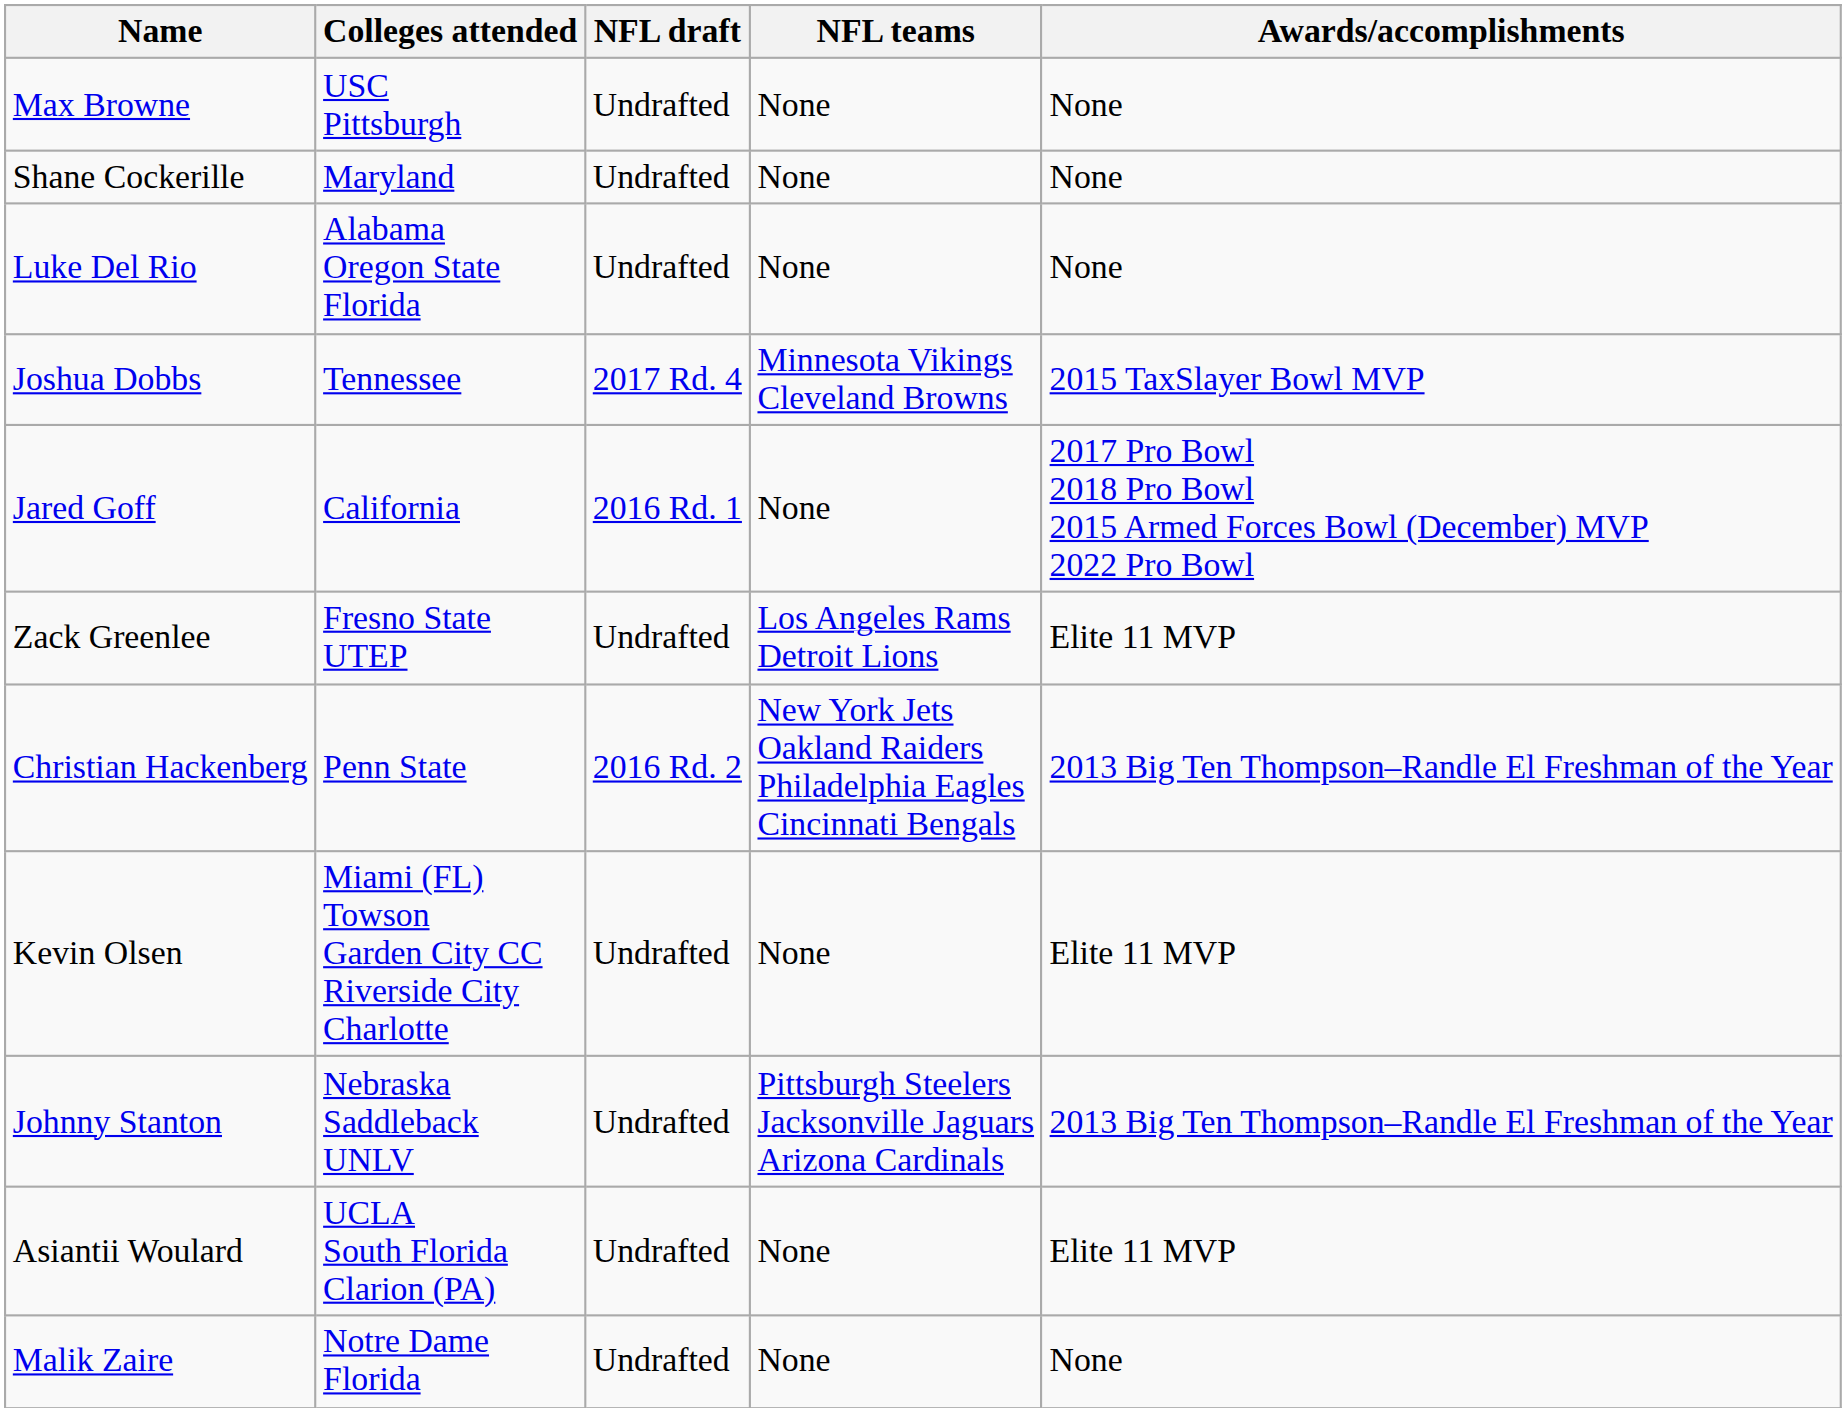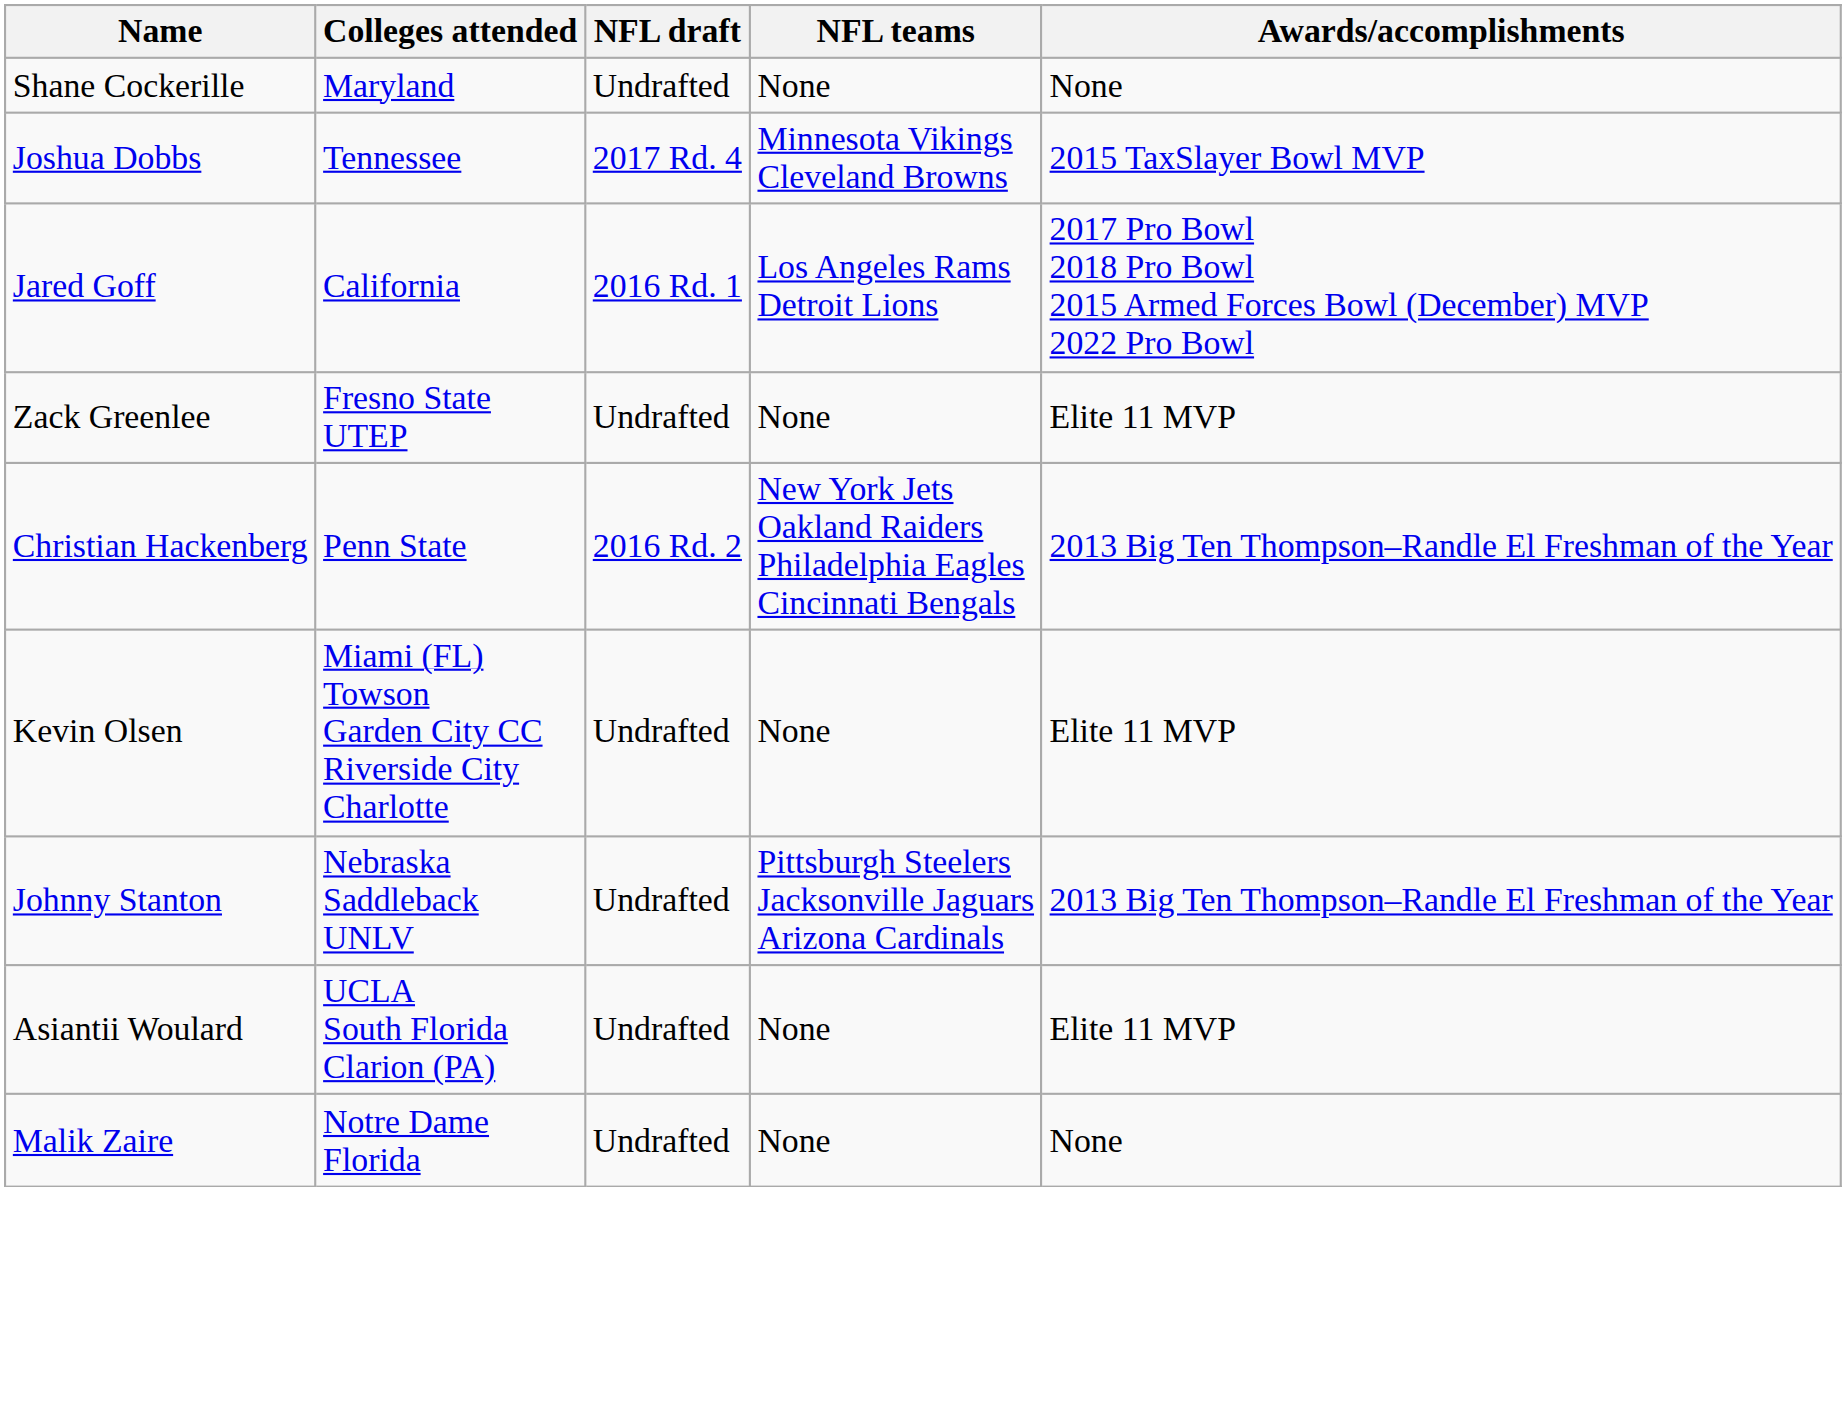- row: (101, 103)
- row: (105, 267)
(794, 507) None -> (884, 286) Los Angeles Rams Detroit Lions
(884, 637) Los Angeles Rams Detroit Lions -> (794, 416) None
